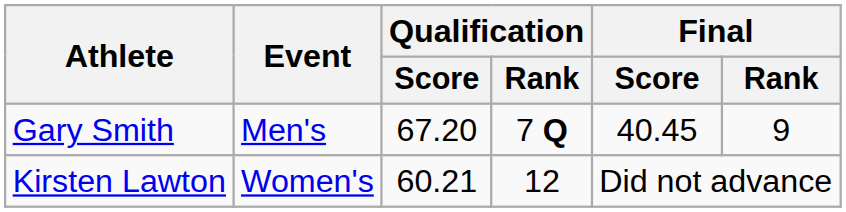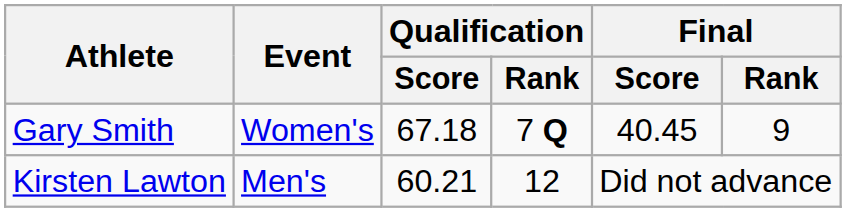(284, 130) Men's -> (307, 130) Women's
(437, 130) 67.20 -> (437, 130) 67.18
(307, 181) Women's -> (284, 181) Men's
